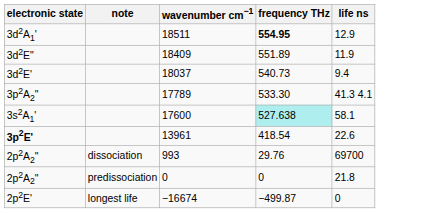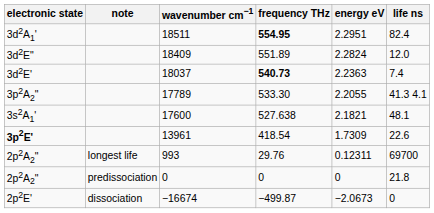+ column: (359, 14)
(345, 34) 12.9 -> (399, 34) 82.4
(344, 54) 11.9 -> (399, 54) 12.0
(274, 74) normal -> (274, 74) bold
(342, 74) 9.4 -> (396, 74) 7.4
(277, 115) paleturquoise background -> (277, 115) no background
(345, 115) 58.1 -> (399, 115) 48.1
(115, 156) dissociation -> (113, 156) longest life
(113, 198) longest life -> (115, 198) dissociation
